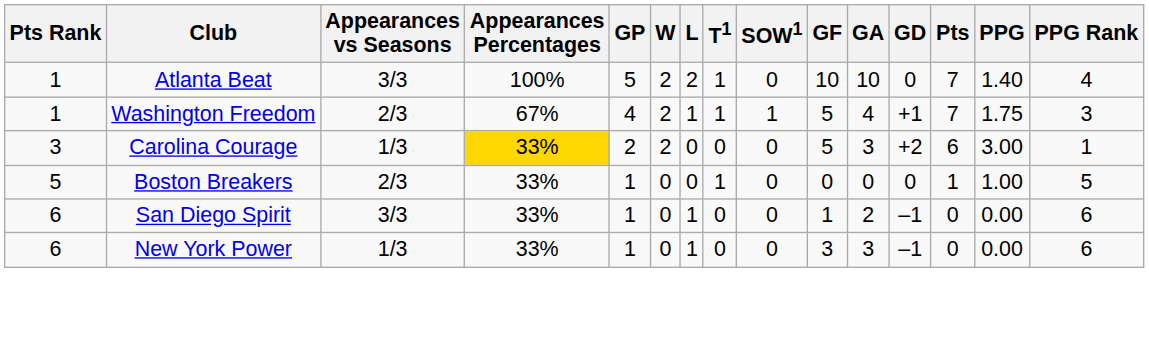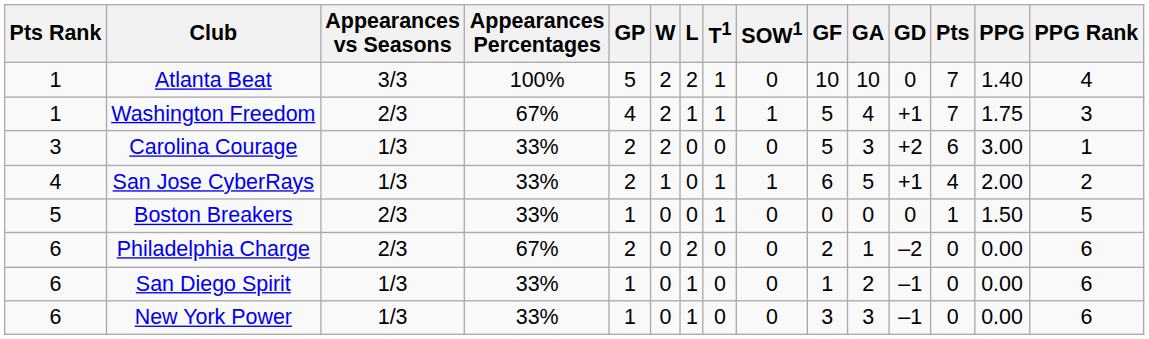(537, 147) gold background -> (537, 147) no background
+ row: (213, 181)
(1002, 181) 1.00 -> (1002, 215) 1.50
+ row: (213, 249)
(393, 215) 3/3 -> (393, 283) 1/3
